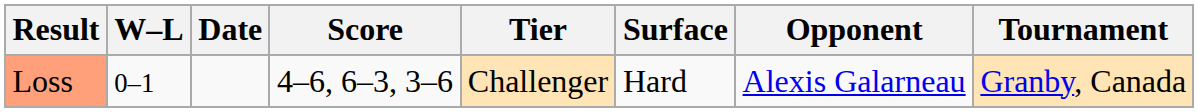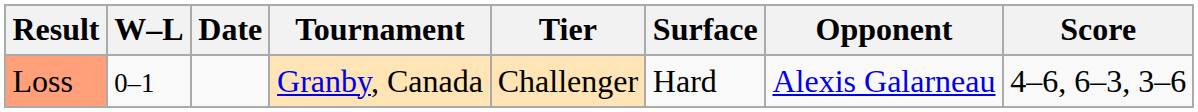columns swapped: (1083, 29) <-> (365, 29)
